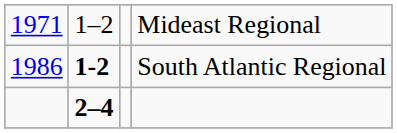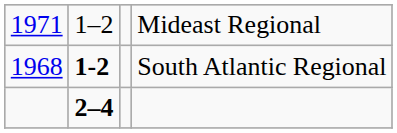(37, 66) 1986 -> (37, 66) 1968
